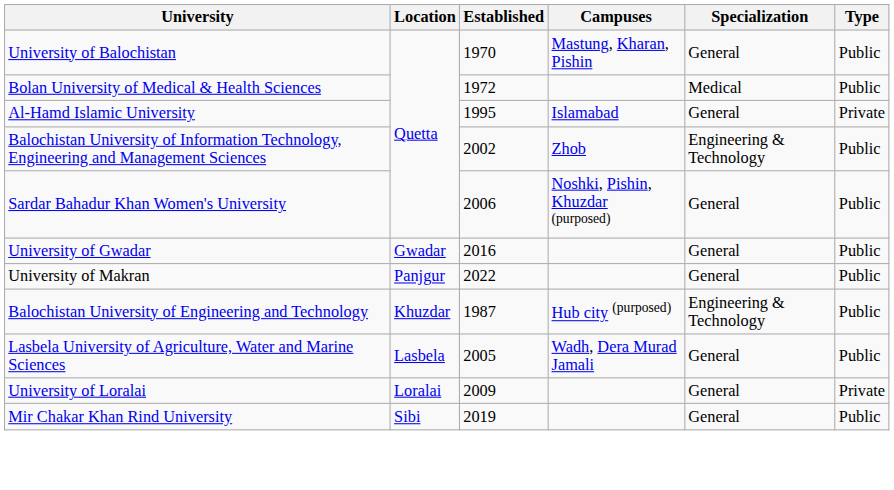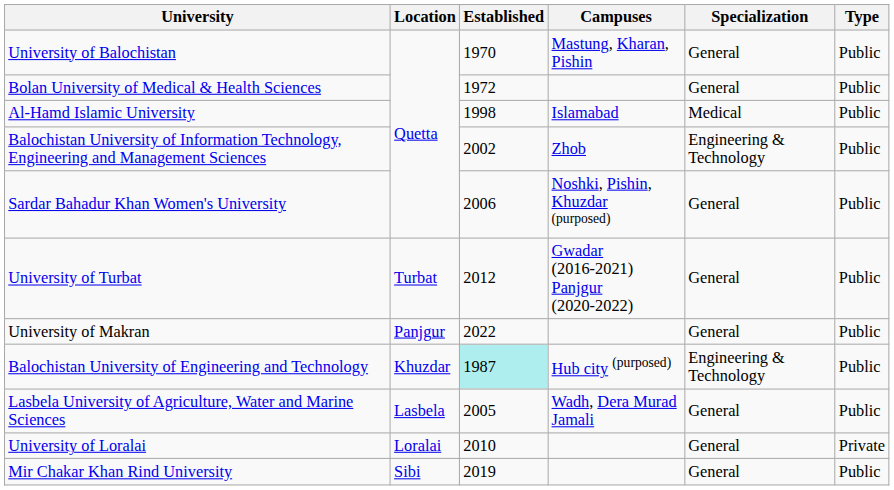(715, 87) Medical -> (714, 87) General
(480, 113) 1995 -> (480, 113) 1998
(714, 113) General -> (715, 113) Medical
(862, 113) Private -> (860, 113) Public
+ row: (75, 278)
- row: (79, 250)
(480, 311) no background -> (480, 366) paleturquoise background
(480, 390) 2009 -> (480, 445) 2010
